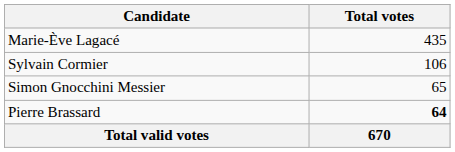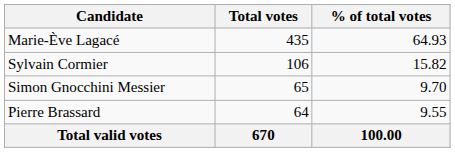+ column: (381, 16)
(439, 111) bold -> (301, 111) normal
